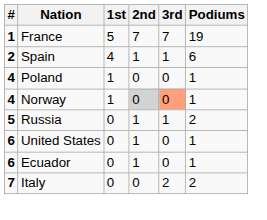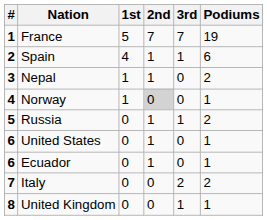+ row: (38, 78)
- row: (42, 78)
(166, 99) lightsalmon background -> (180, 99) no background
+ row: (68, 204)
